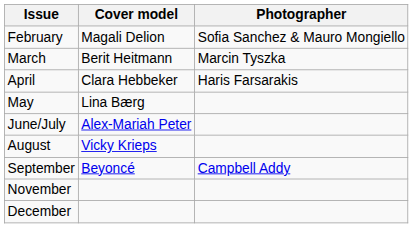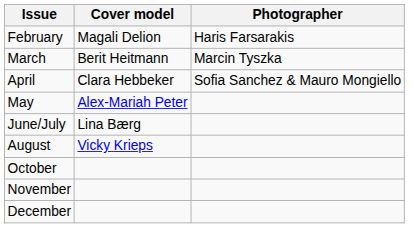(301, 37) Sofia Sanchez & Mauro Mongiello -> (244, 37) Haris Farsarakis
(248, 80) Haris Farsarakis -> (298, 80) Sofia Sanchez & Mauro Mongiello
(113, 102) Lina Bærg -> (132, 102) Alex-Mariah Peter
(136, 124) Alex-Mariah Peter -> (109, 124) Lina Bærg
- row: (41, 168)
+ row: (32, 168)
